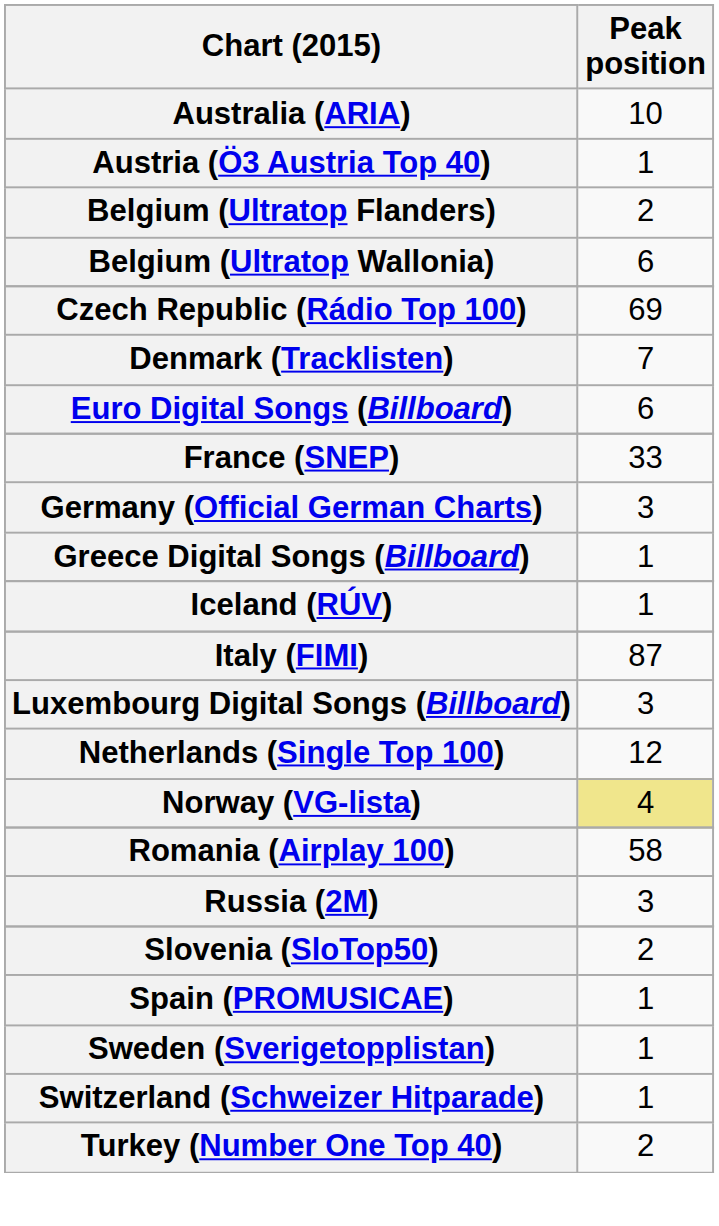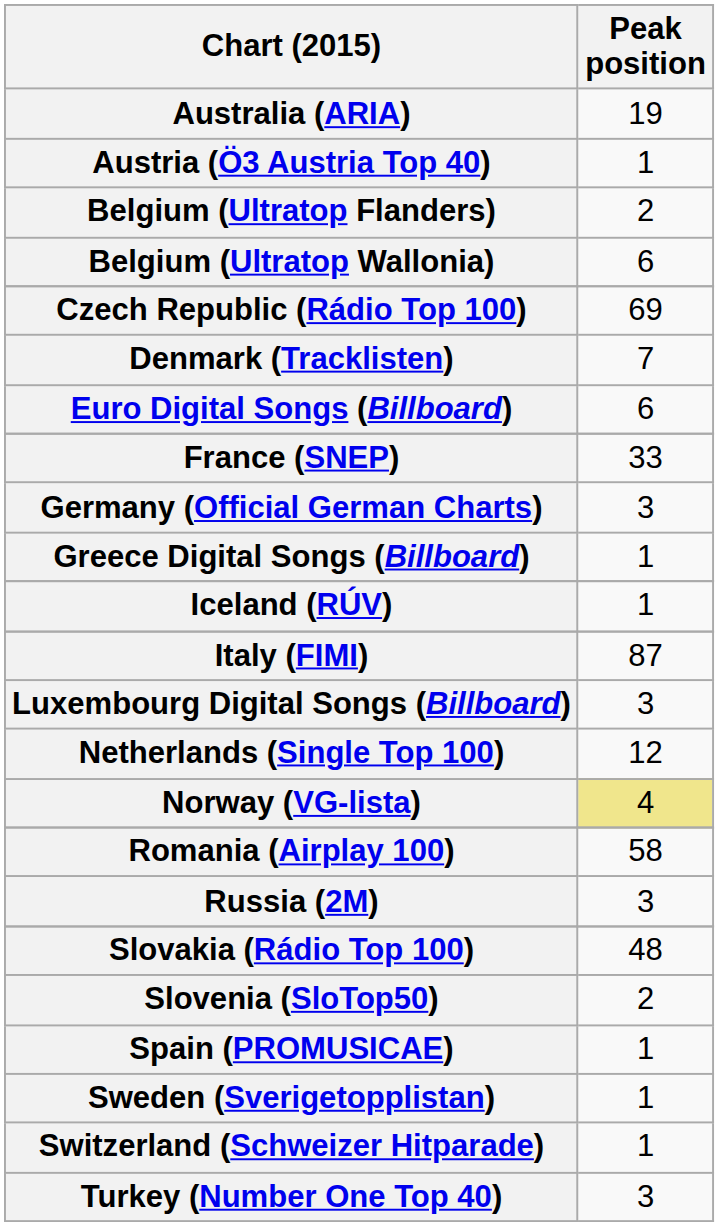(646, 113) 10 -> (646, 113) 19
+ row: (291, 950)
(646, 1147) 2 -> (646, 1196) 3
